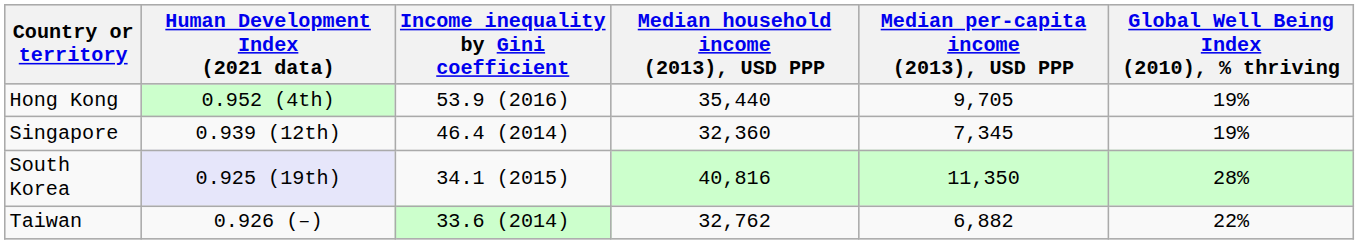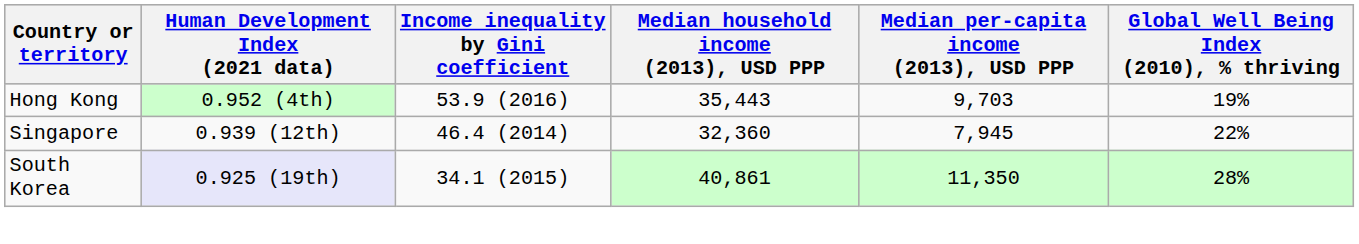(735, 101) 35,440 -> (735, 101) 35,443
(983, 101) 9,705 -> (983, 101) 9,703
(983, 133) 7,345 -> (983, 133) 7,945
(1231, 133) 19% -> (1231, 133) 22%
(735, 178) 40,816 -> (735, 178) 40,861
- row: (46, 222)
